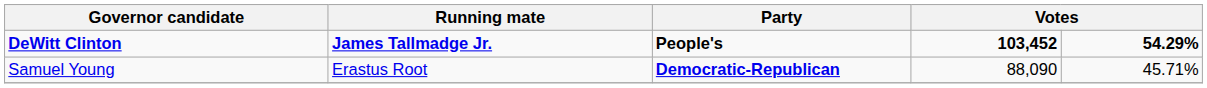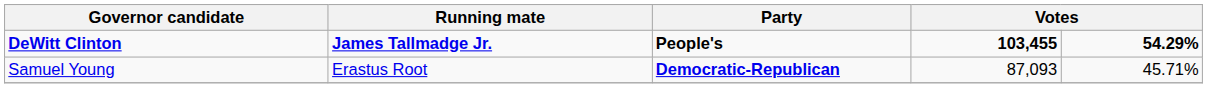(1027, 43) 103,452 -> (1027, 43) 103,455
(1032, 69) 88,090 -> (1032, 69) 87,093
